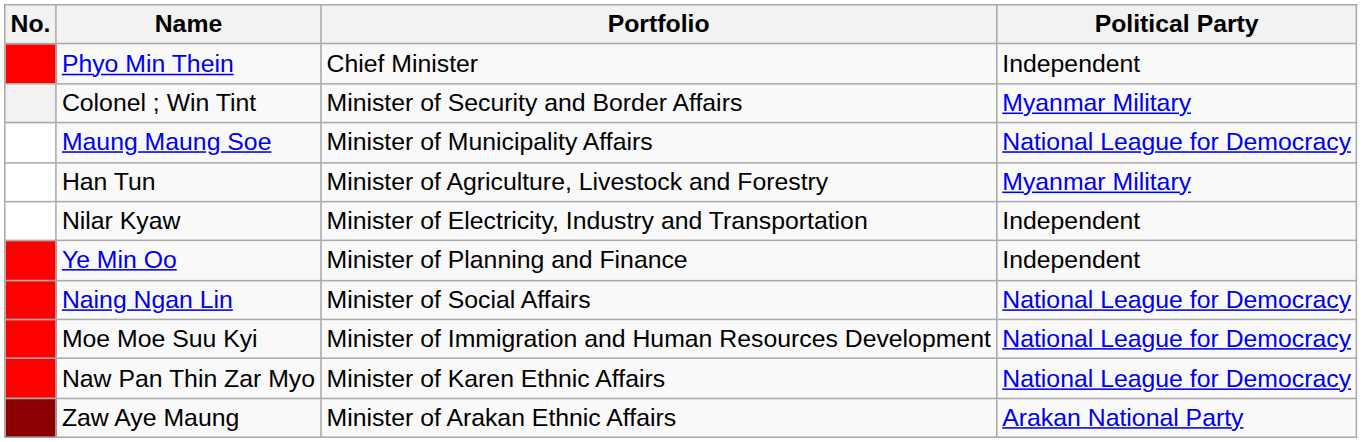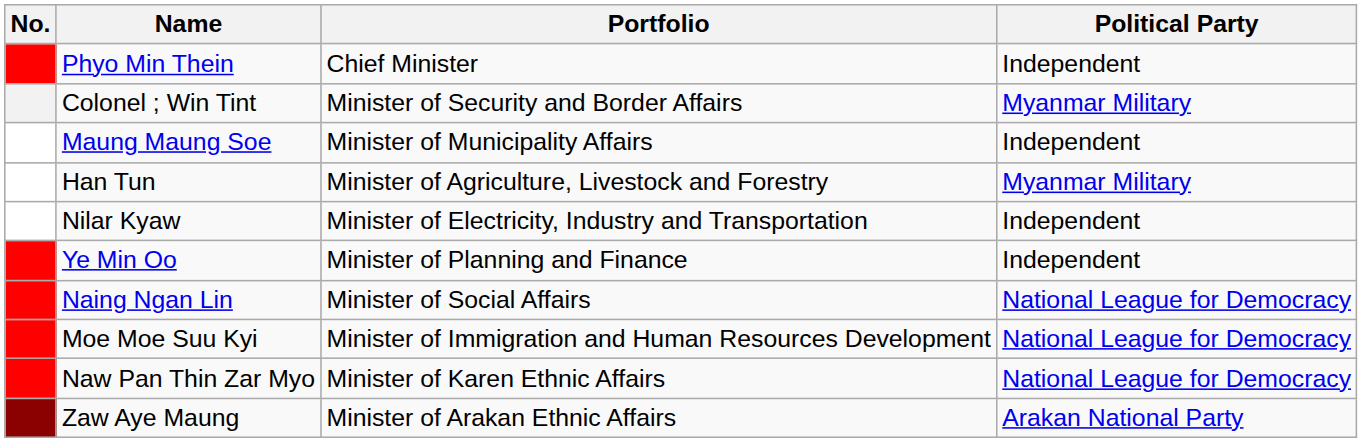(1177, 142) National League for Democracy -> (1071, 142) Independent
